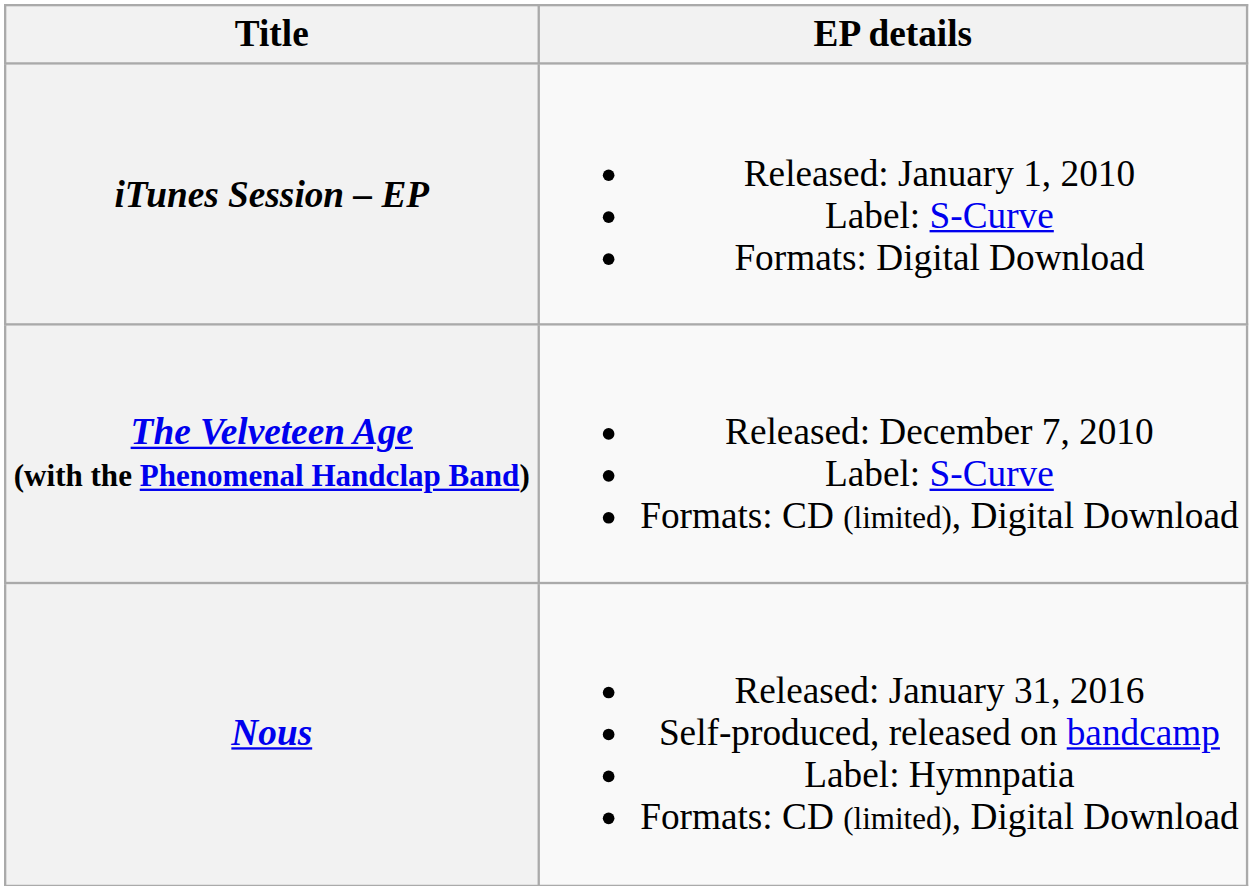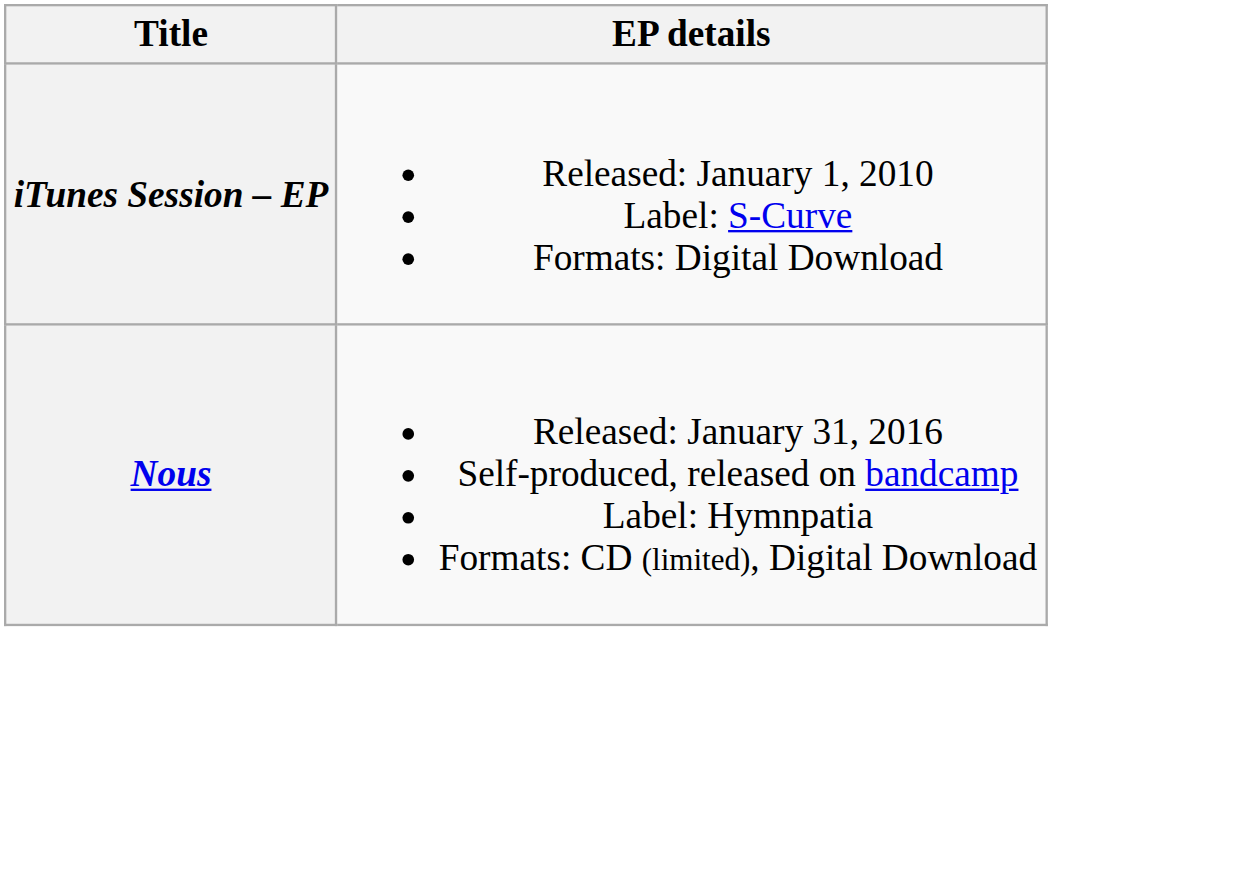- row: (272, 452)
